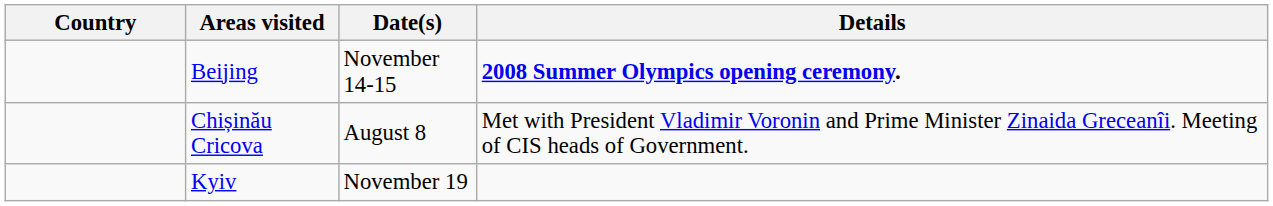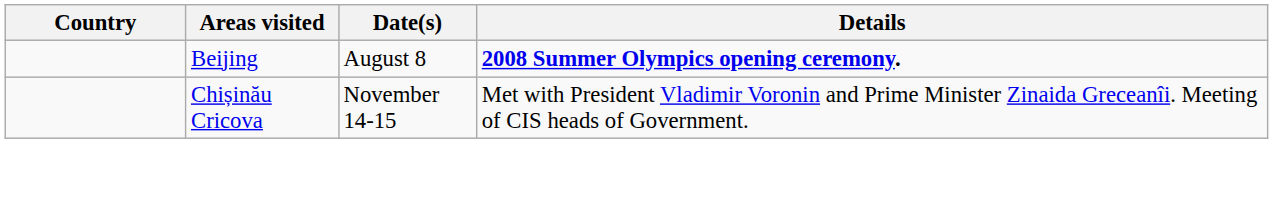(391, 71) November 14-15 -> (385, 58) August 8
(385, 132) August 8 -> (391, 107) November 14-15
- row: (214, 181)
